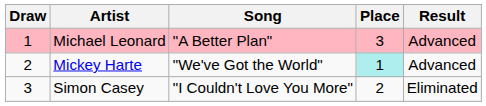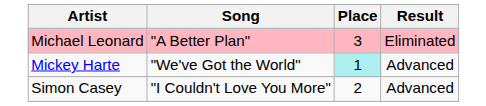- column: (28, 16)
(442, 40) Advanced -> (420, 40) Eliminated
(442, 88) Eliminated -> (420, 88) Advanced
